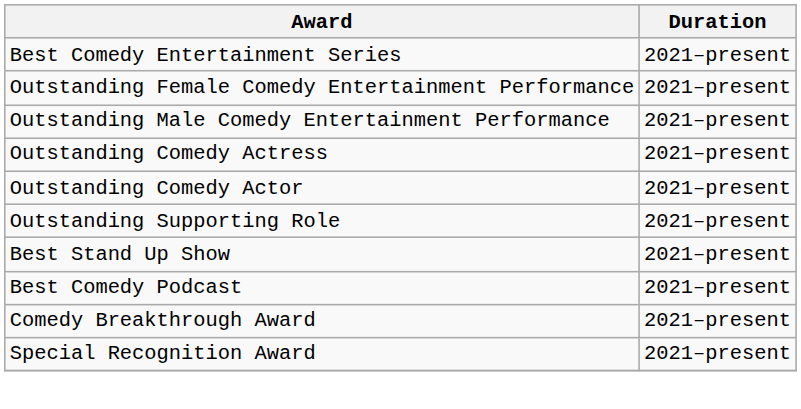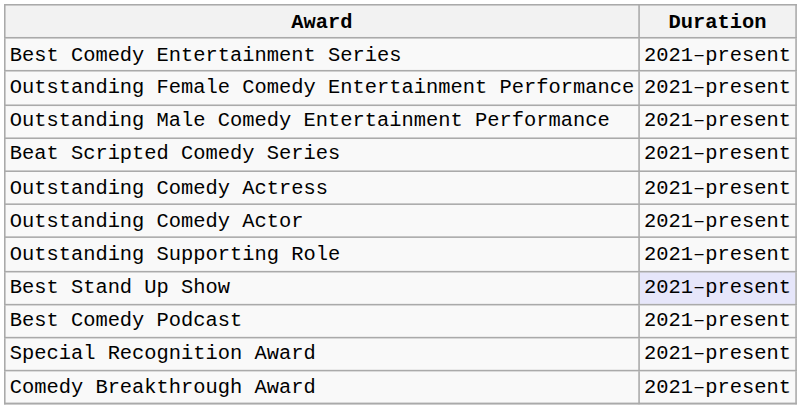+ row: (175, 154)
(718, 254) no background -> (718, 288) lavender background
rows swapped: (163, 321) <-> (163, 354)
